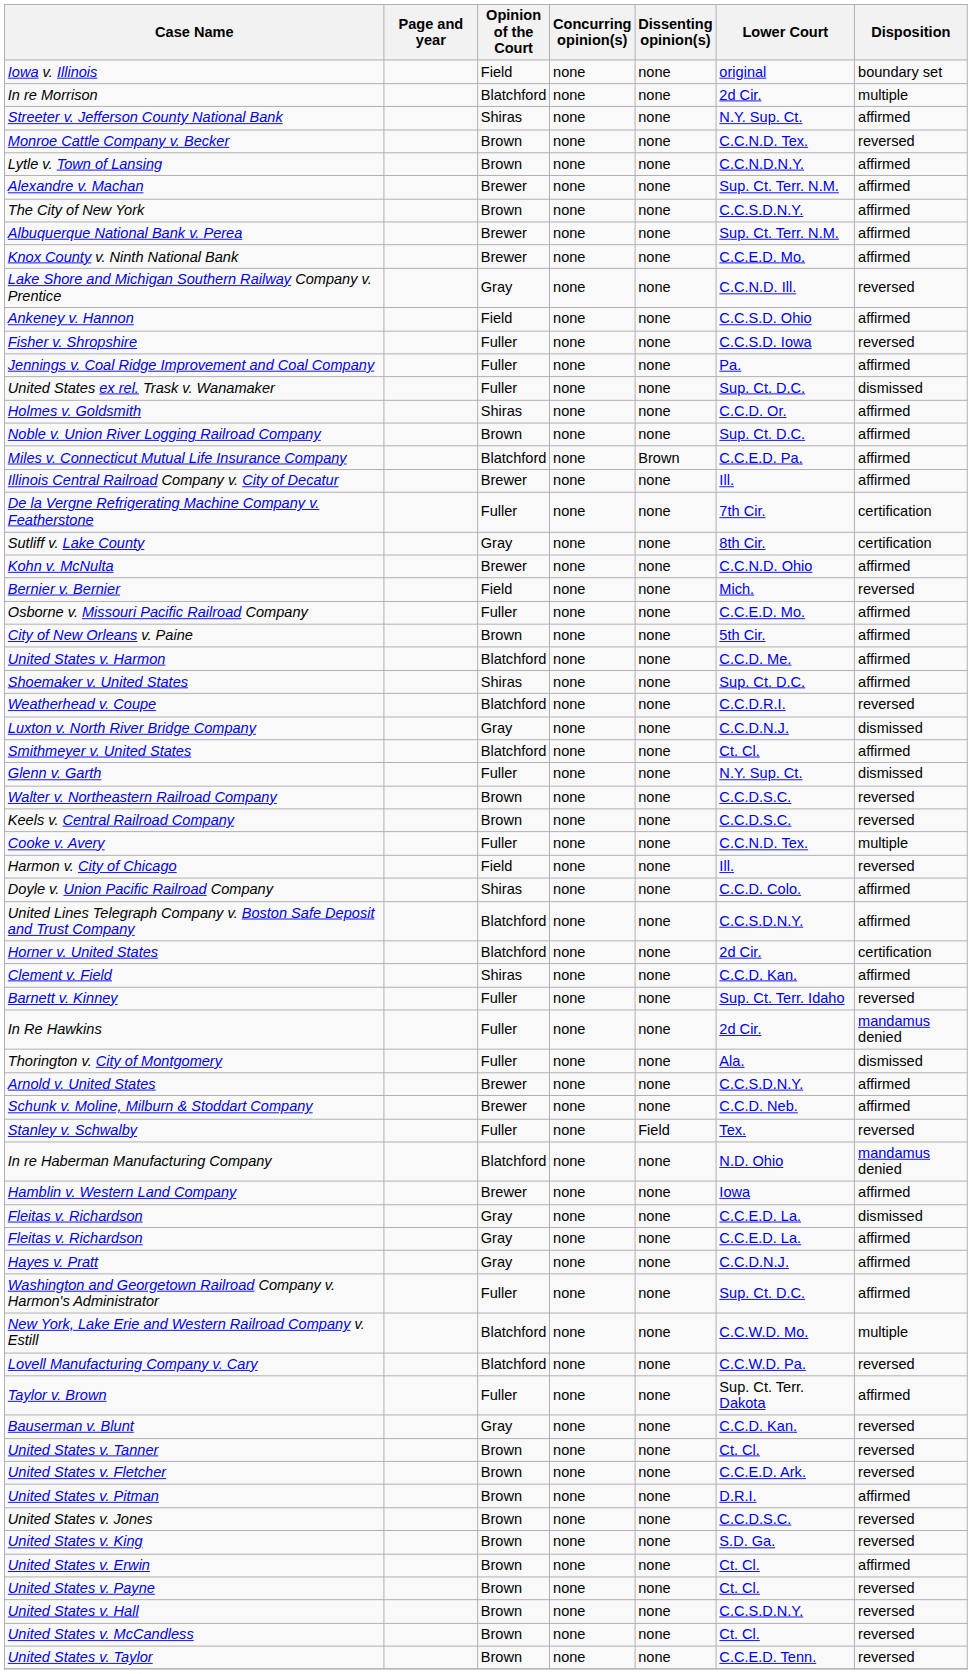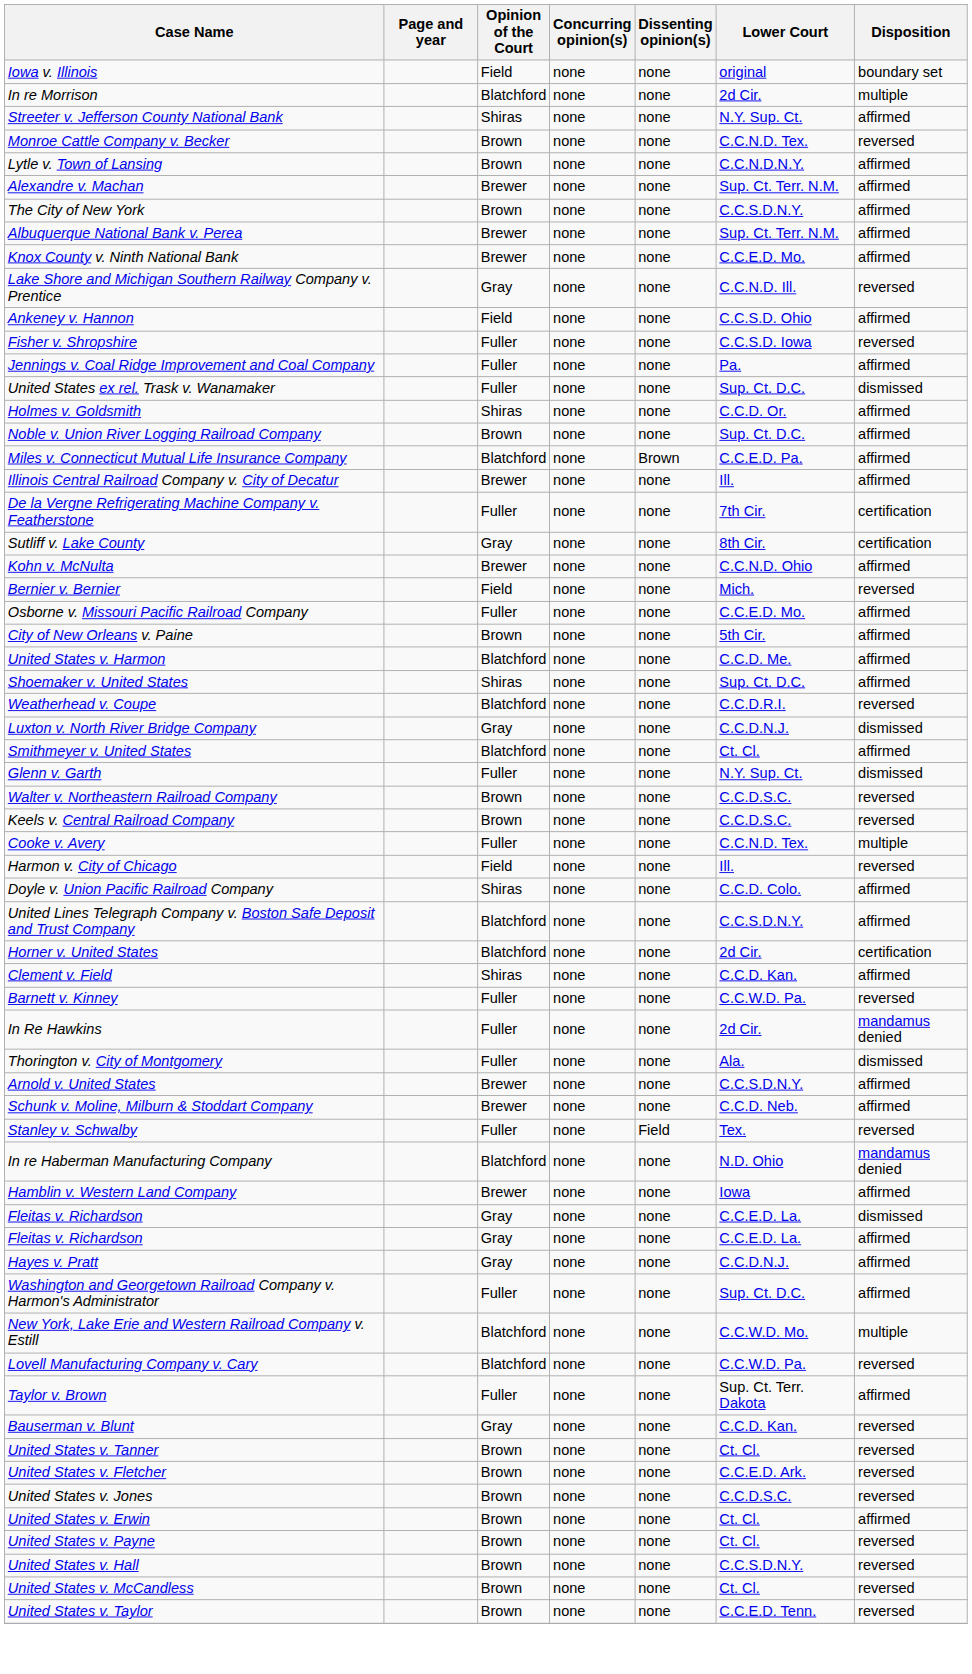(782, 998) Sup. Ct. Terr. Idaho -> (763, 998) C.C.W.D. Pa.
- row: (83, 1496)
- row: (75, 1542)
